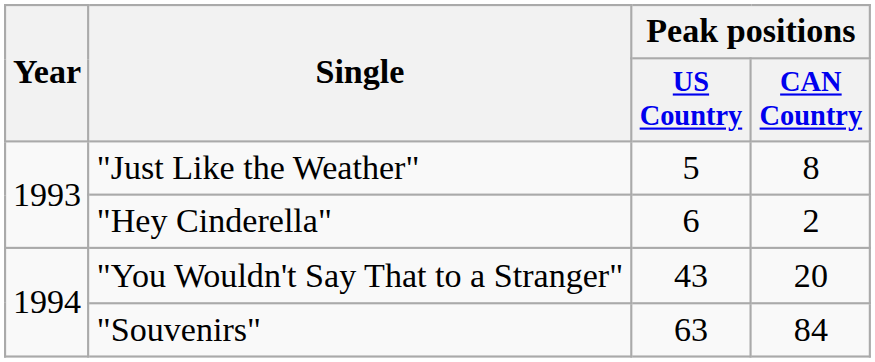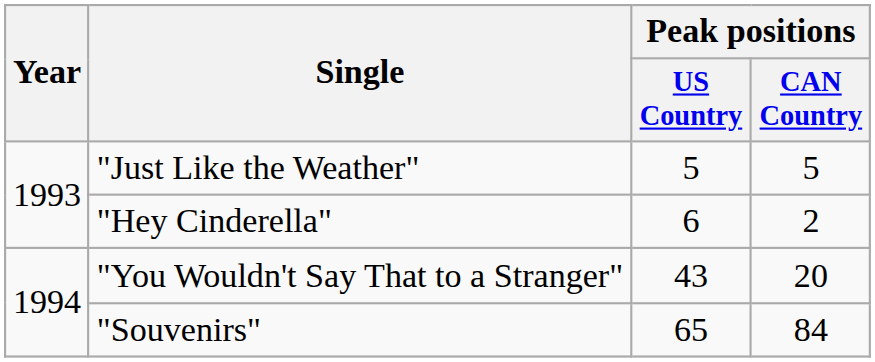(811, 167) 8 -> (811, 167) 5
(691, 329) 63 -> (691, 329) 65
